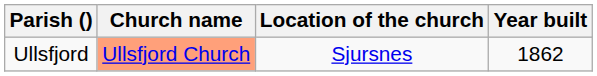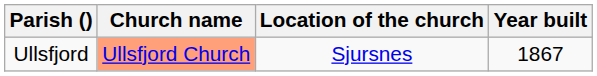(540, 53) 1862 -> (540, 53) 1867
